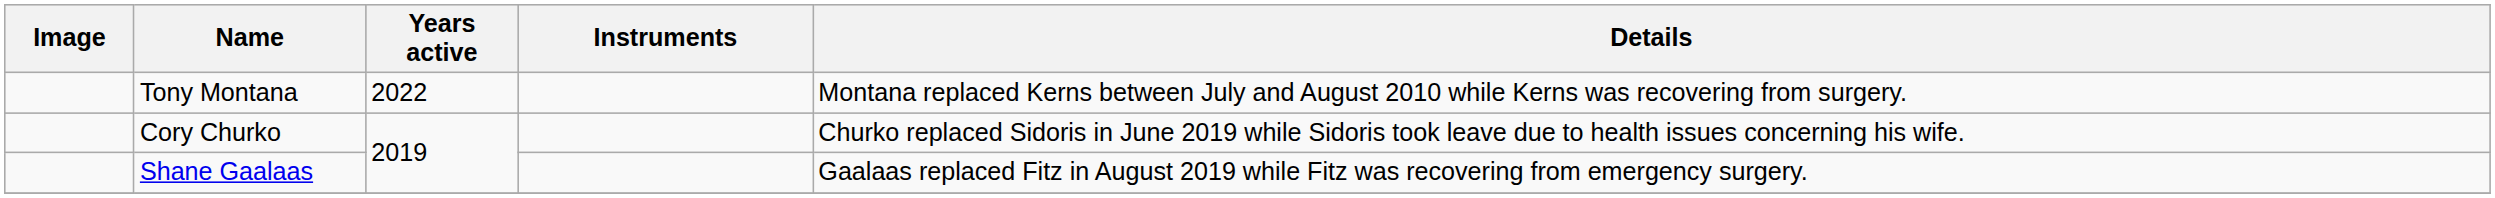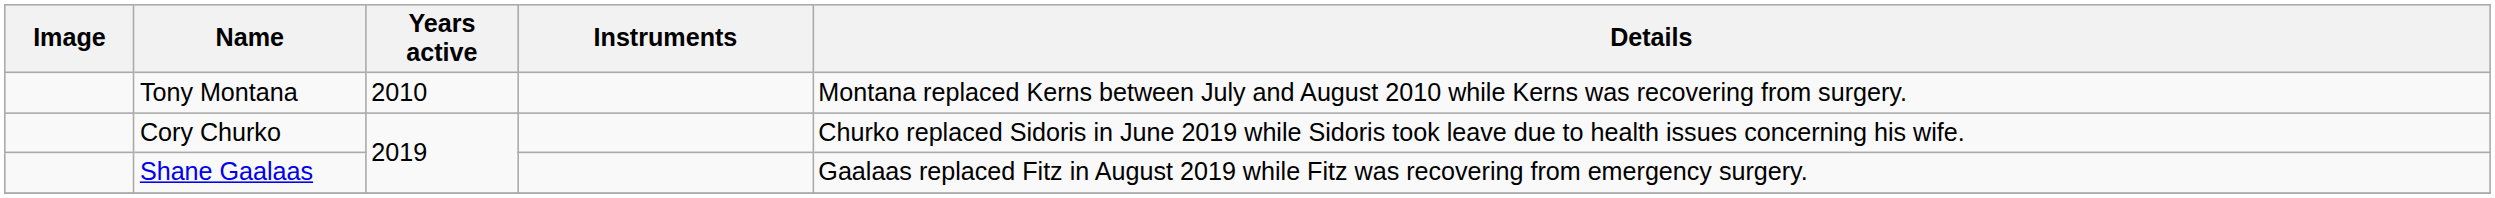(399, 92) 2022 -> (399, 92) 2010
